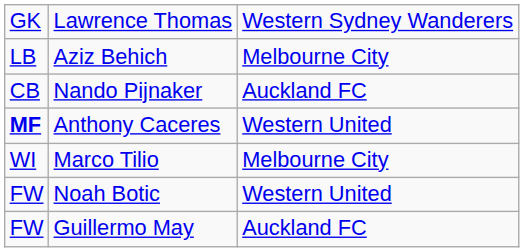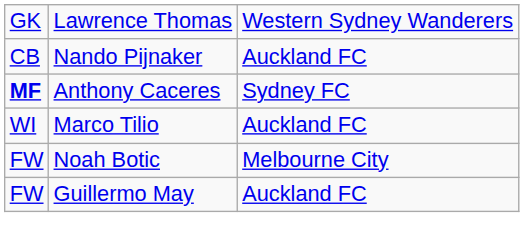- row: (110, 56)
(317, 125) Western United -> (296, 90) Sydney FC
(315, 159) Melbourne City -> (304, 125) Auckland FC
(317, 194) Western United -> (315, 159) Melbourne City
